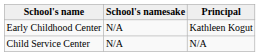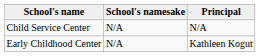rows swapped: (54, 28) <-> (48, 43)
